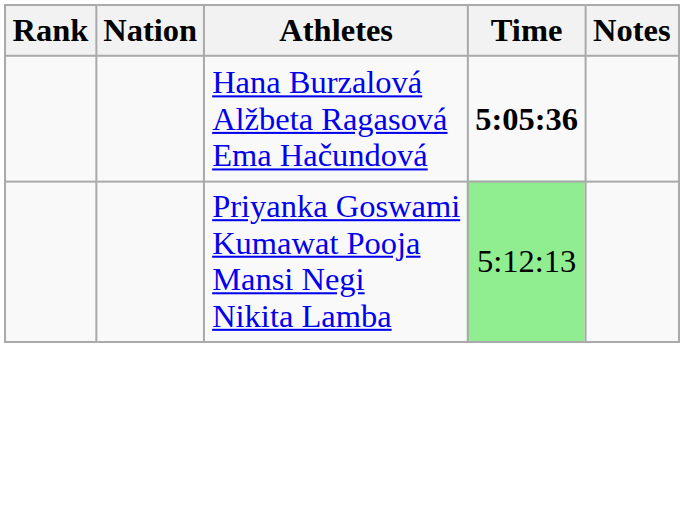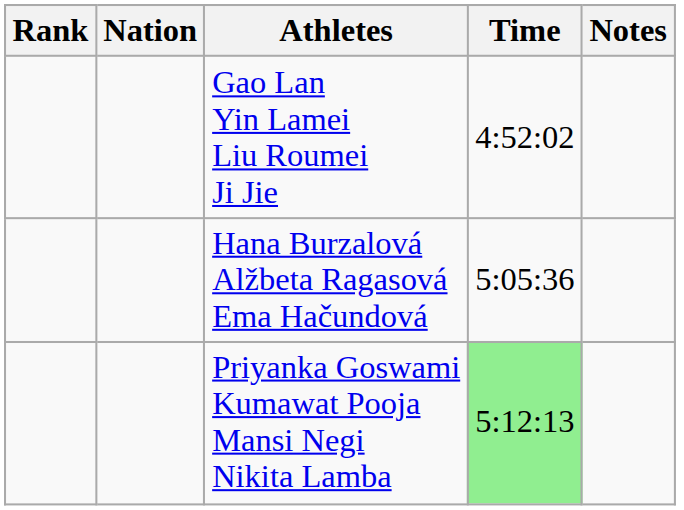+ row: (290, 136)
(527, 118) bold -> (525, 279) normal
